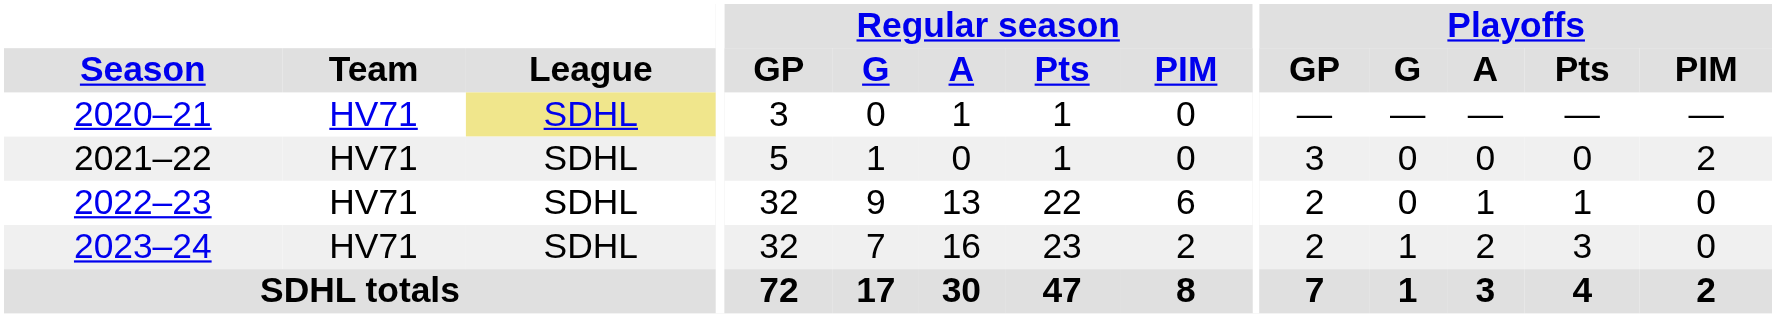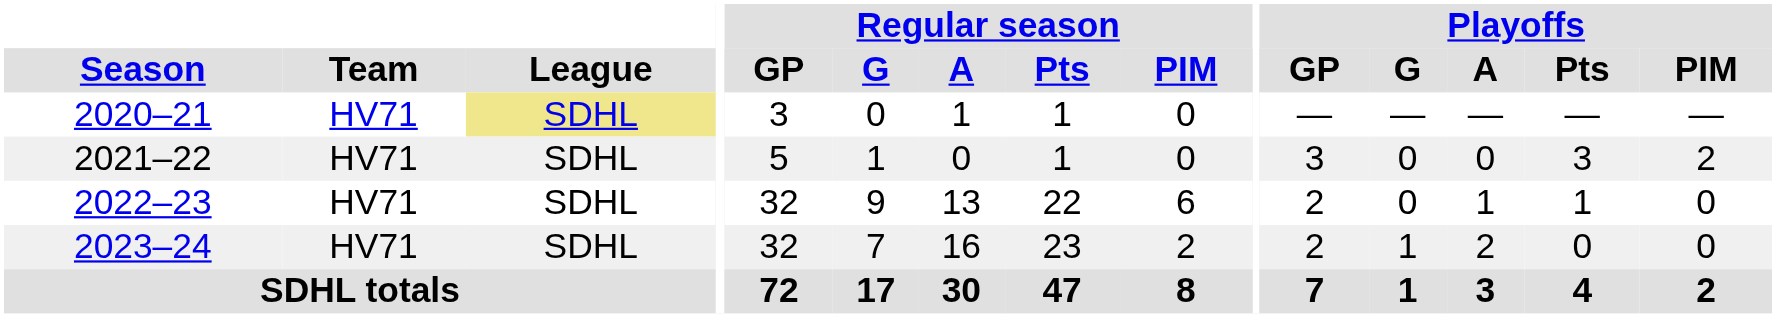(1582, 158) 0 -> (1582, 158) 3
(1582, 246) 3 -> (1582, 246) 0
